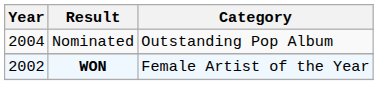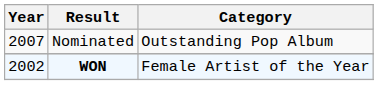(26, 42) 2004 -> (26, 42) 2007
